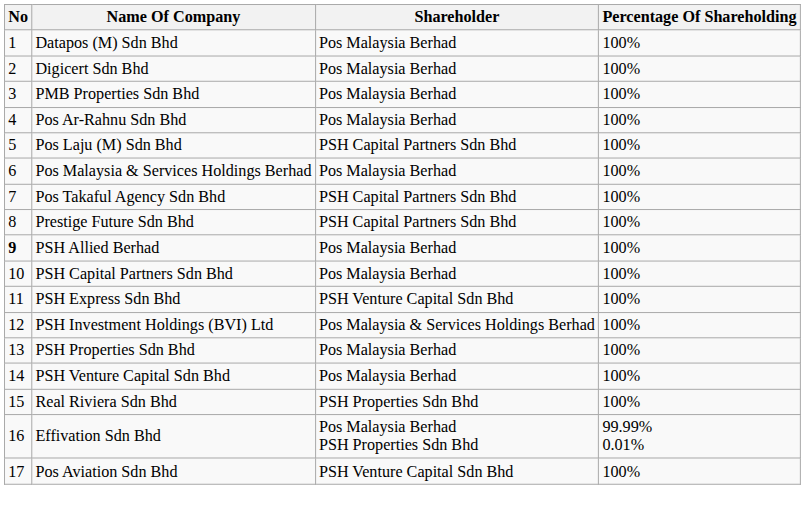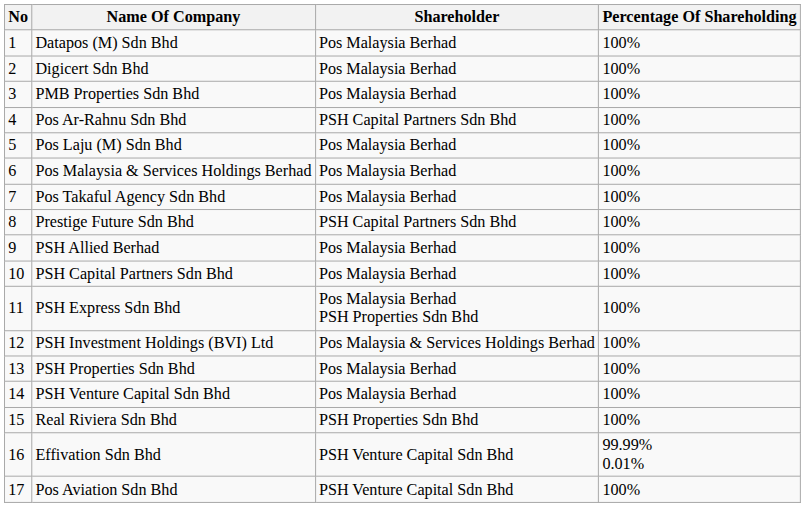(388, 119) Pos Malaysia Berhad -> (418, 119) PSH Capital Partners Sdn Bhd
(418, 145) PSH Capital Partners Sdn Bhd -> (388, 145) Pos Malaysia Berhad
(418, 196) PSH Capital Partners Sdn Bhd -> (388, 196) Pos Malaysia Berhad
(12, 247) bold -> (12, 247) normal
(416, 299) PSH Venture Capital Sdn Bhd -> (399, 308) Pos Malaysia Berhad PSH Properties Sdn Bhd
(399, 436) Pos Malaysia Berhad PSH Properties Sdn Bhd -> (416, 454) PSH Venture Capital Sdn Bhd
